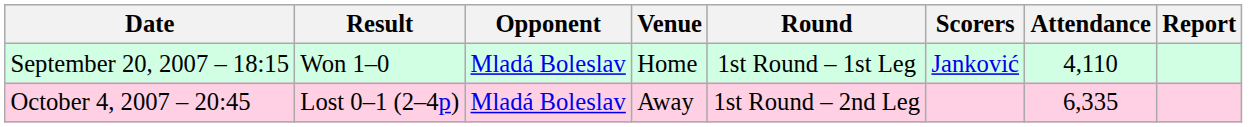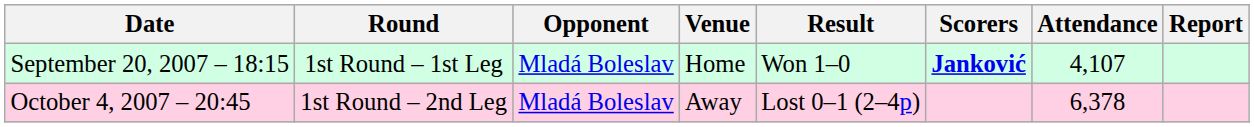columns swapped: (817, 24) <-> (380, 24)
(975, 63) normal -> (979, 63) bold
(1091, 63) 4,110 -> (1097, 63) 4,107
(1091, 102) 6,335 -> (1097, 102) 6,378
